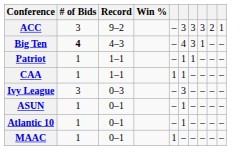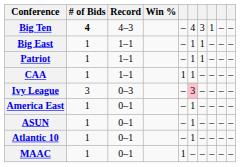- row: (31, 28)
+ row: (35, 43)
(183, 91) no background -> (193, 91) pink background
+ row: (35, 106)
